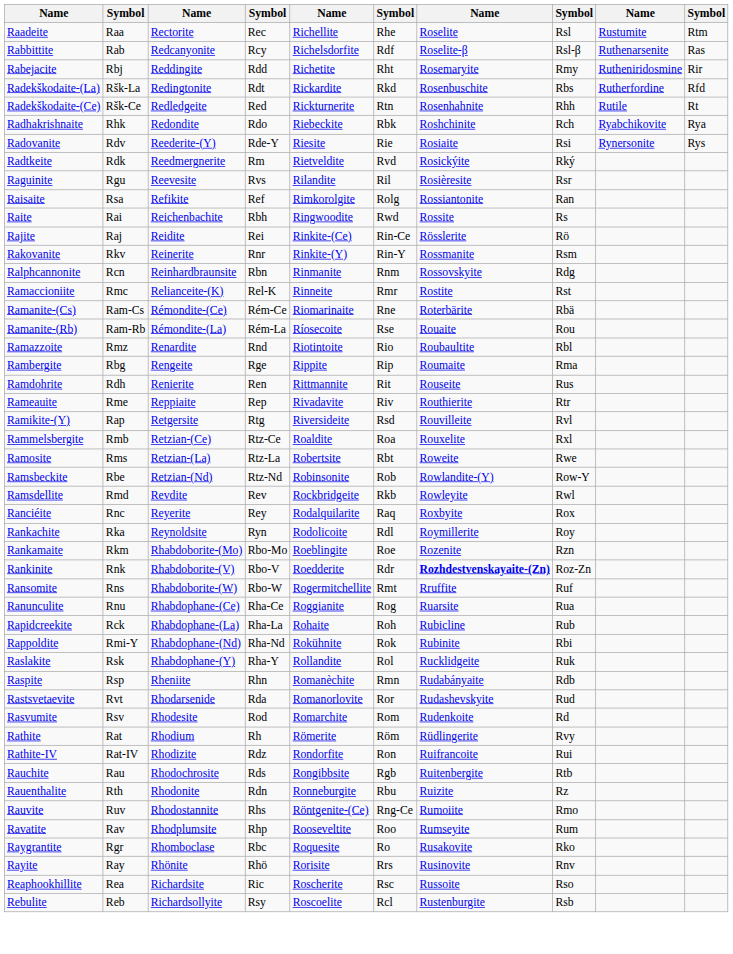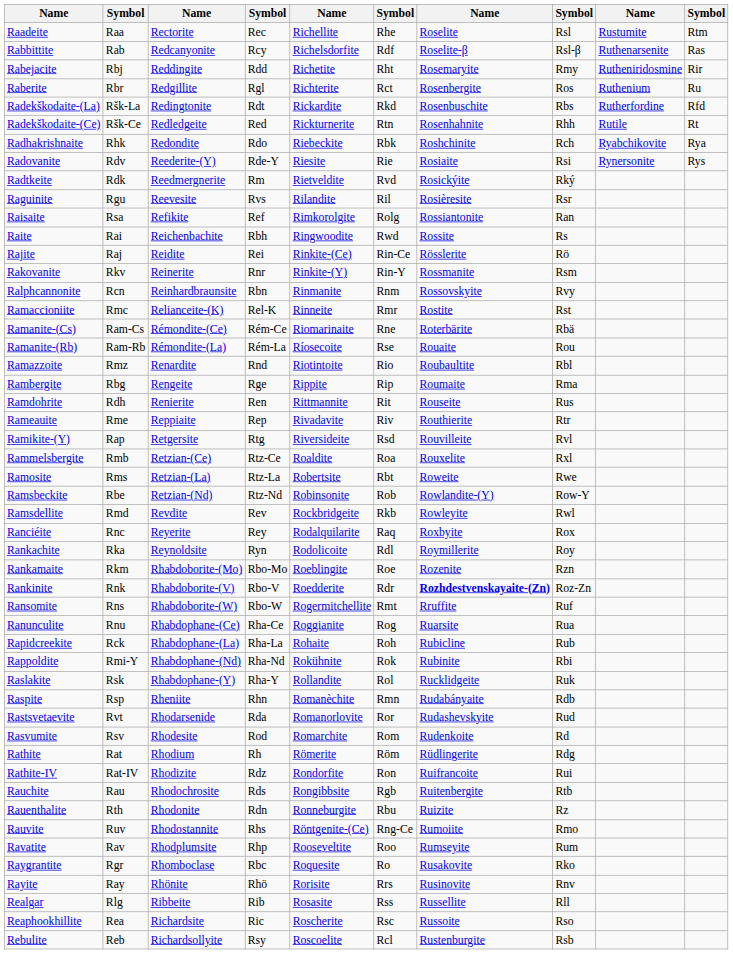+ row: (27, 87)
(565, 273) Rdg -> (565, 291) Rvy
(565, 736) Rvy -> (565, 754) Rdg
+ row: (25, 902)
